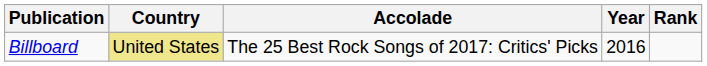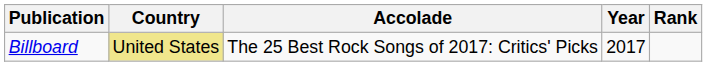(626, 46) 2016 -> (626, 46) 2017
